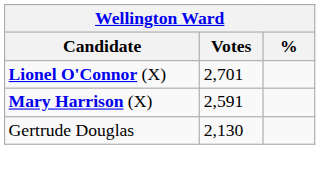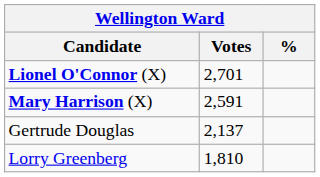(224, 130) 2,130 -> (224, 130) 2,137
+ row: (68, 158)
